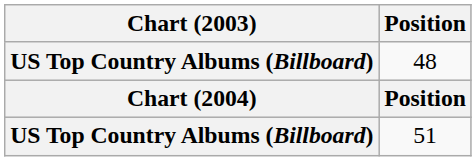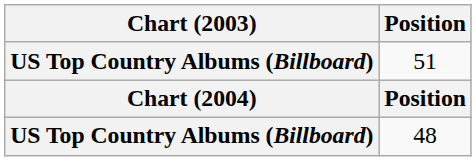rows swapped: (425, 60) <-> (425, 135)
